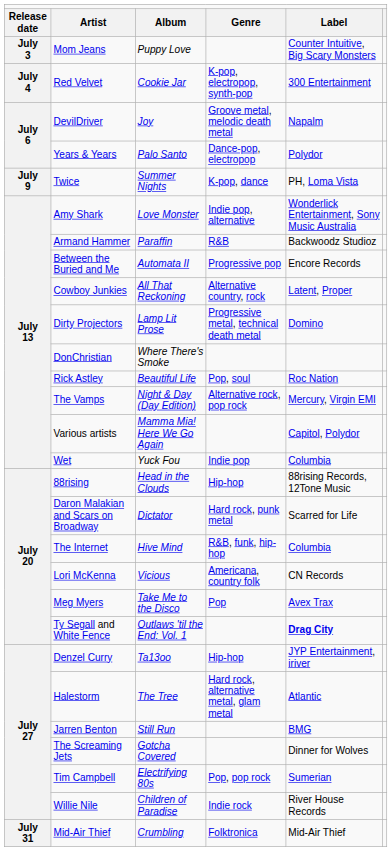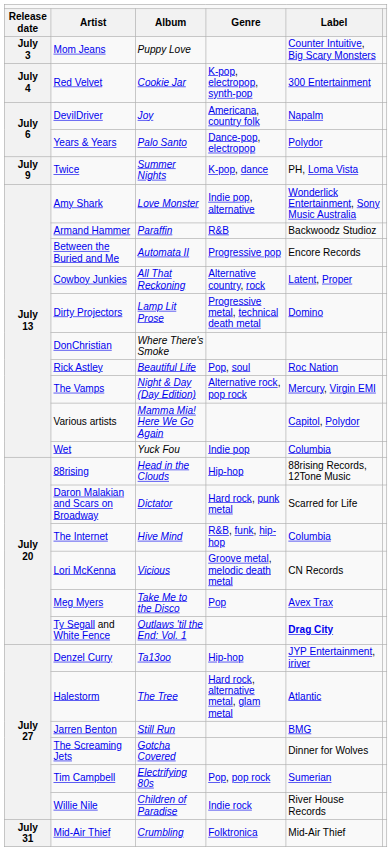(240, 121) Groove metal, melodic death metal -> (234, 116) Americana, country folk
(234, 576) Americana, country folk -> (240, 570) Groove metal, melodic death metal
